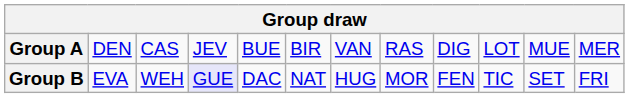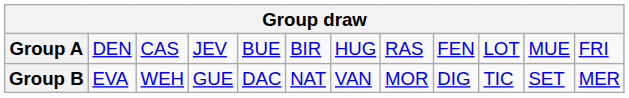(353, 48) VAN -> (356, 48) HUG
(454, 48) DIG -> (456, 48) FEN
(599, 48) MER -> (594, 48) FRI
(213, 78) lavender background -> (213, 78) no background
(356, 78) HUG -> (353, 78) VAN
(456, 78) FEN -> (454, 78) DIG
(594, 78) FRI -> (599, 78) MER
